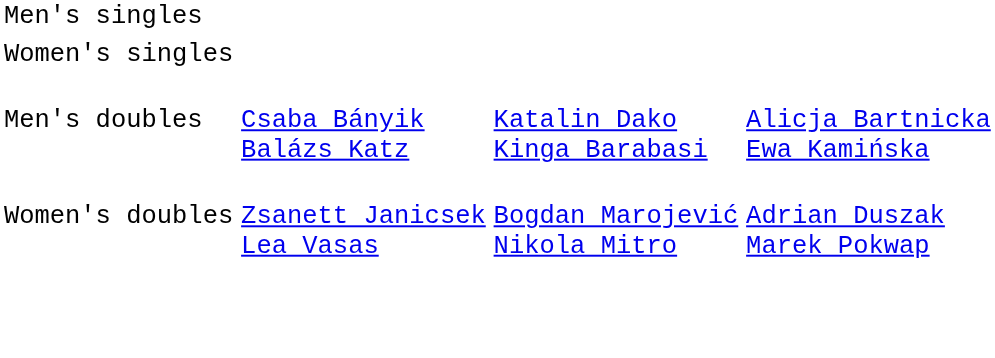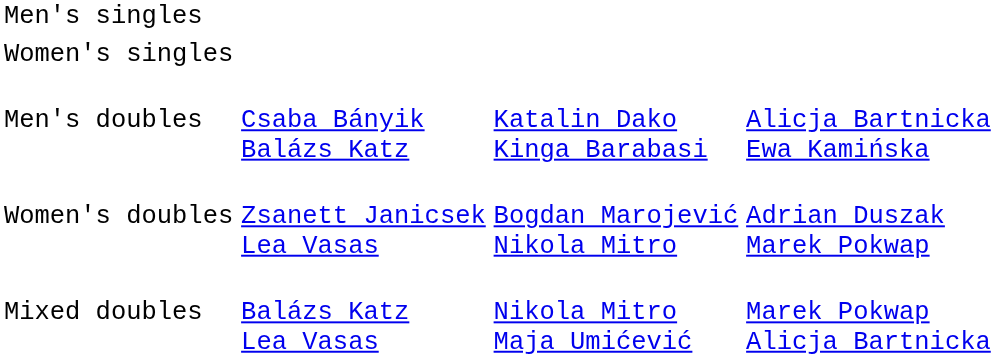+ row: (103, 313)
